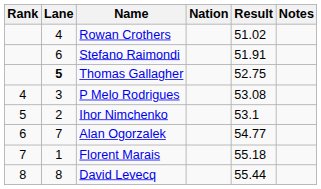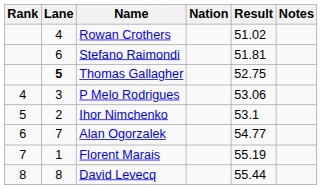(250, 54) 51.91 -> (250, 54) 51.81
(250, 94) 53.08 -> (250, 94) 53.06
(250, 154) 55.18 -> (250, 154) 55.19
